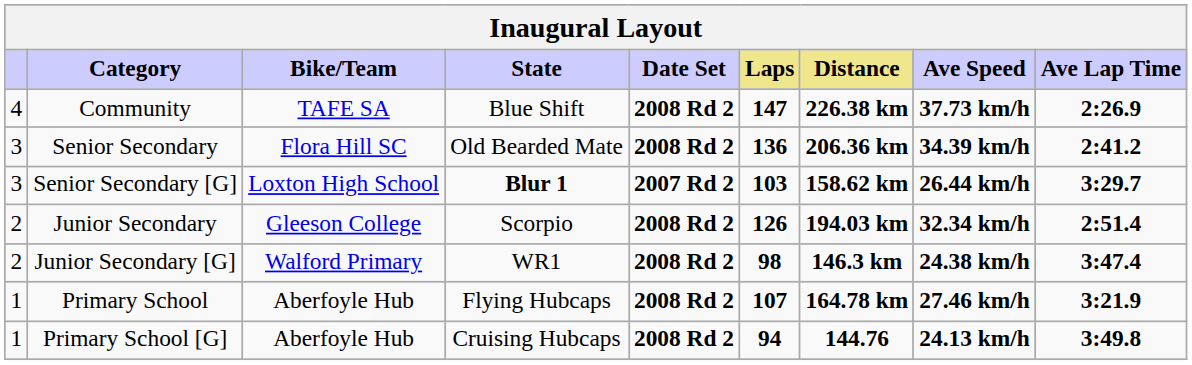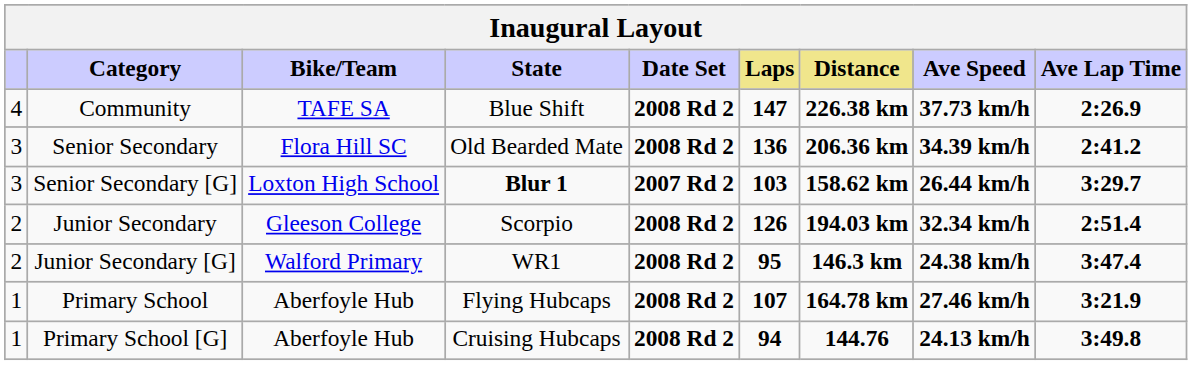(770, 261) 98 -> (770, 261) 95
